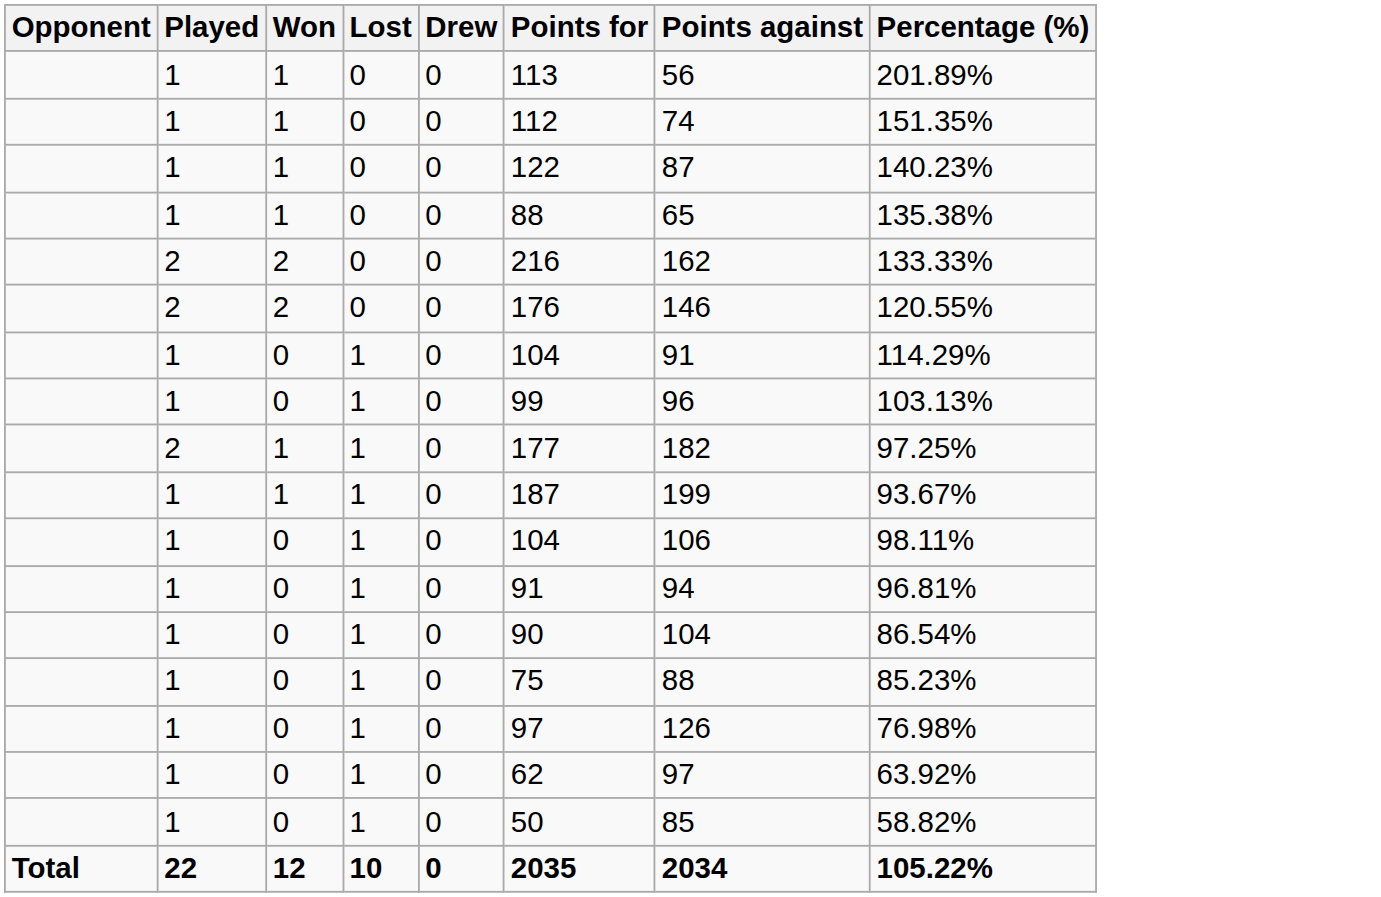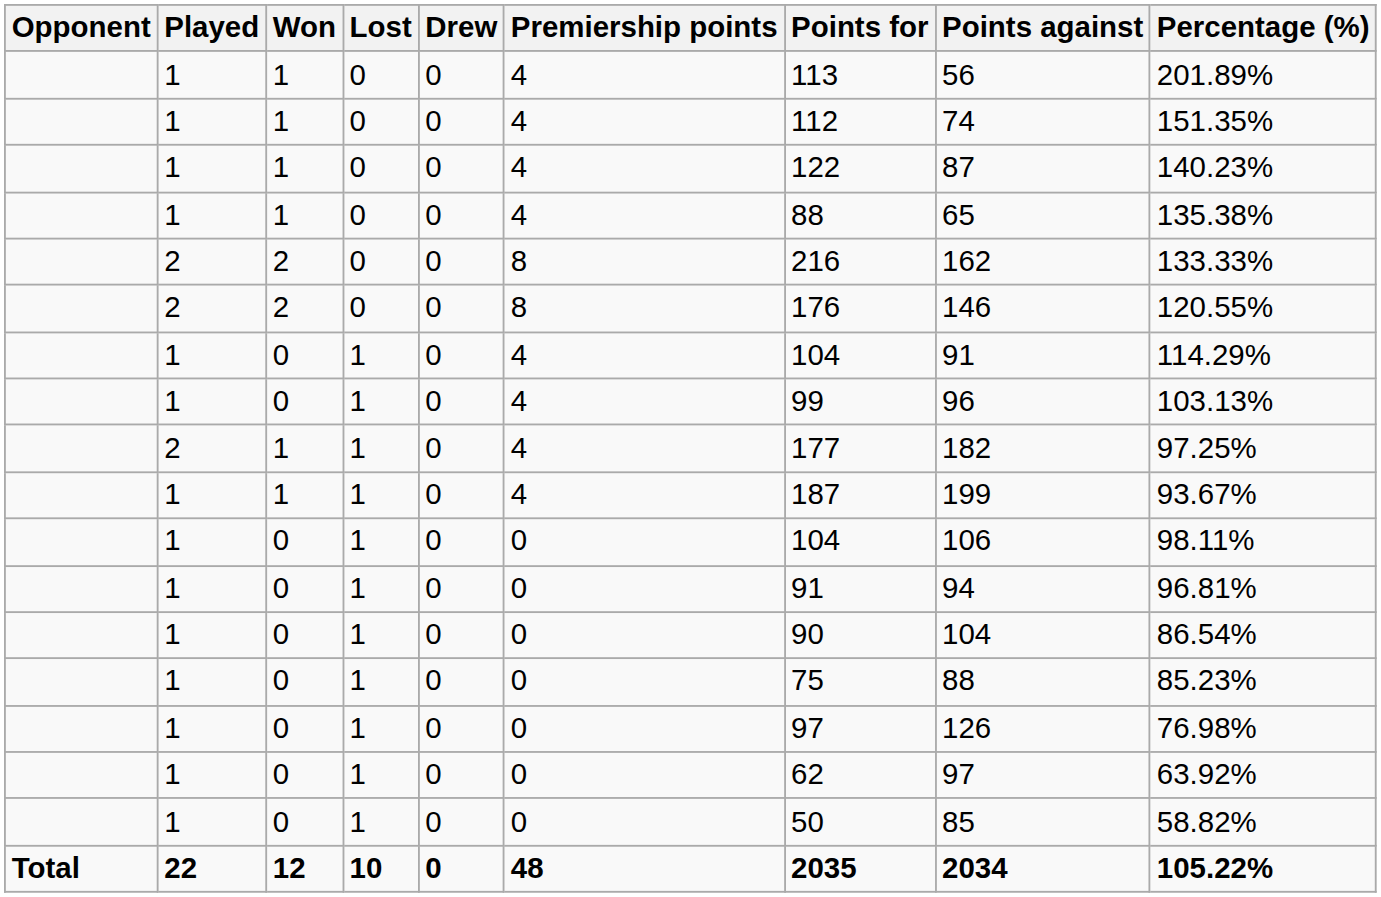+ column: (644, 27)
